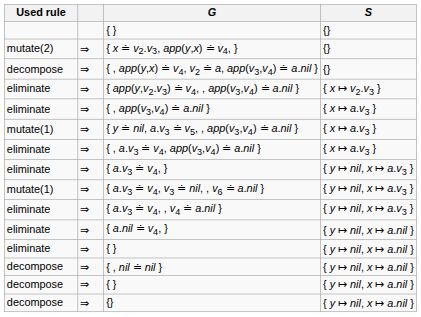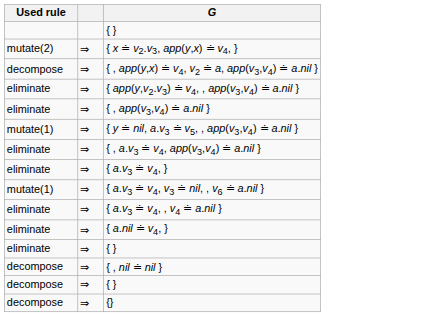- column: (368, 13)
